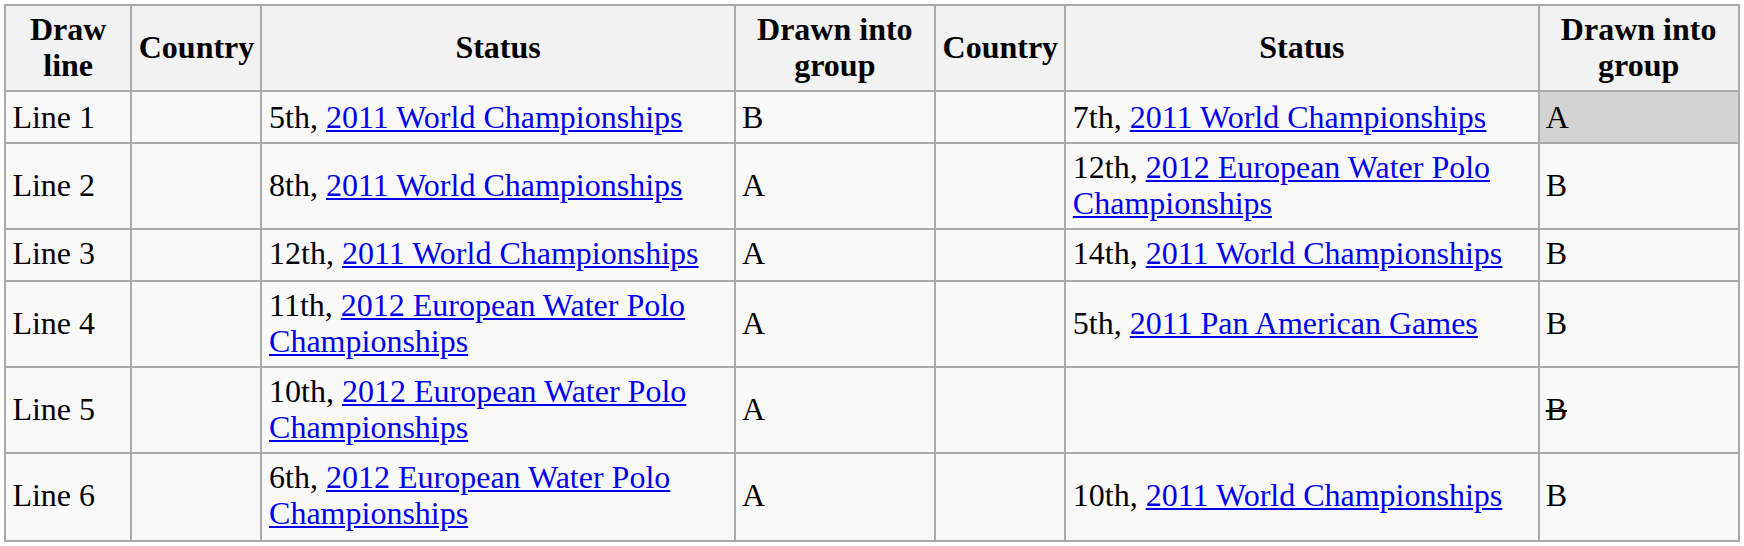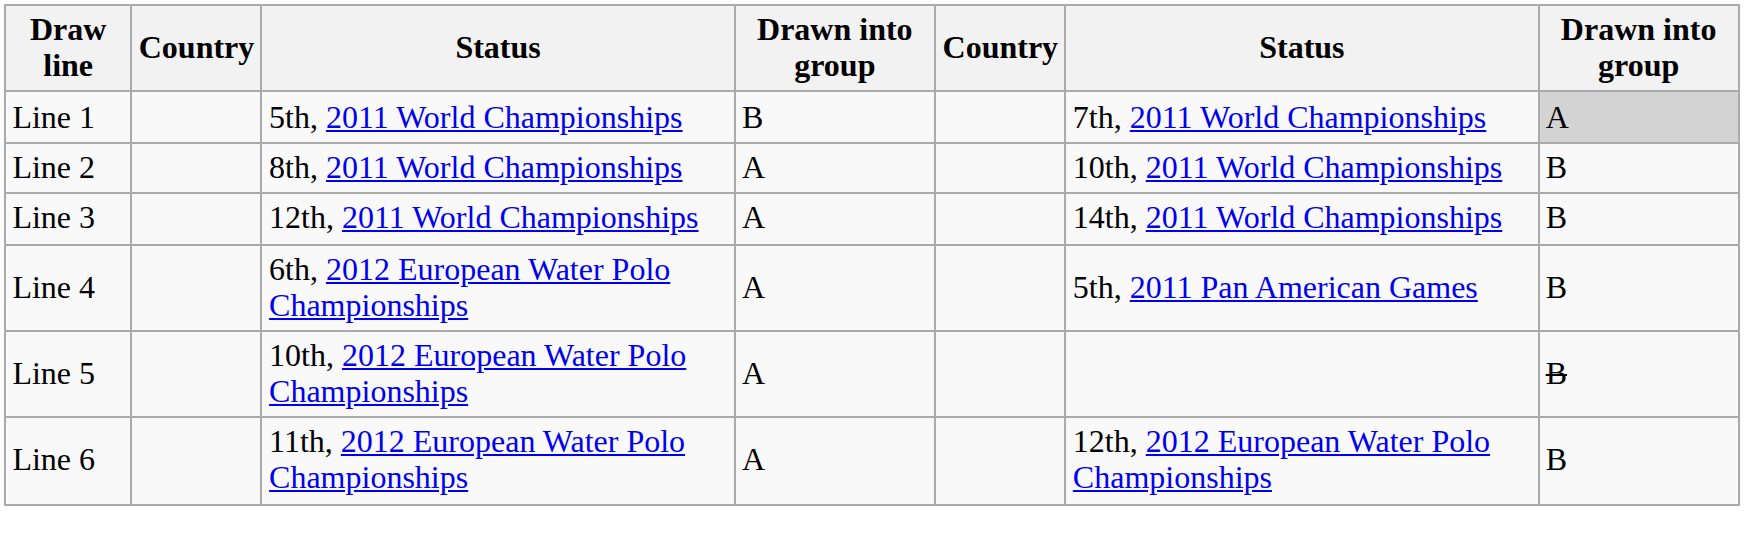(1281, 185) 12th, 2012 European Water Polo Championships -> (1288, 167) 10th, 2011 World Championships
(477, 322) 11th, 2012 European Water Polo Championships -> (470, 286) 6th, 2012 European Water Polo Championships
(470, 496) 6th, 2012 European Water Polo Championships -> (477, 460) 11th, 2012 European Water Polo Championships
(1288, 496) 10th, 2011 World Championships -> (1281, 460) 12th, 2012 European Water Polo Championships
